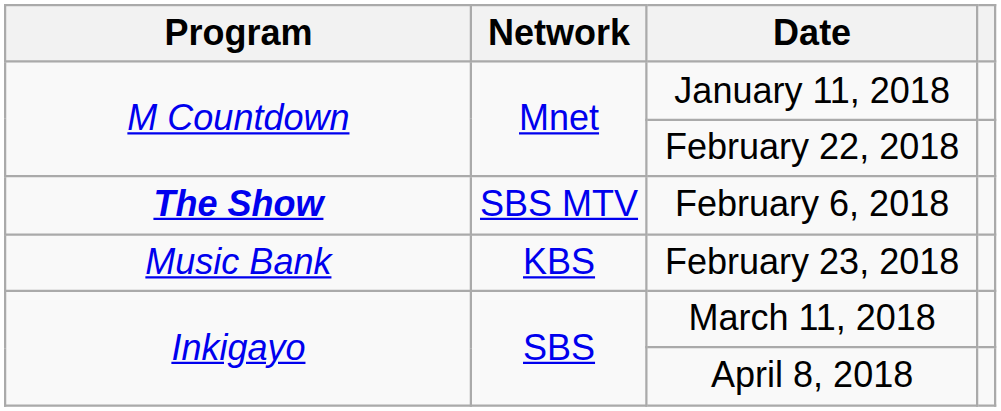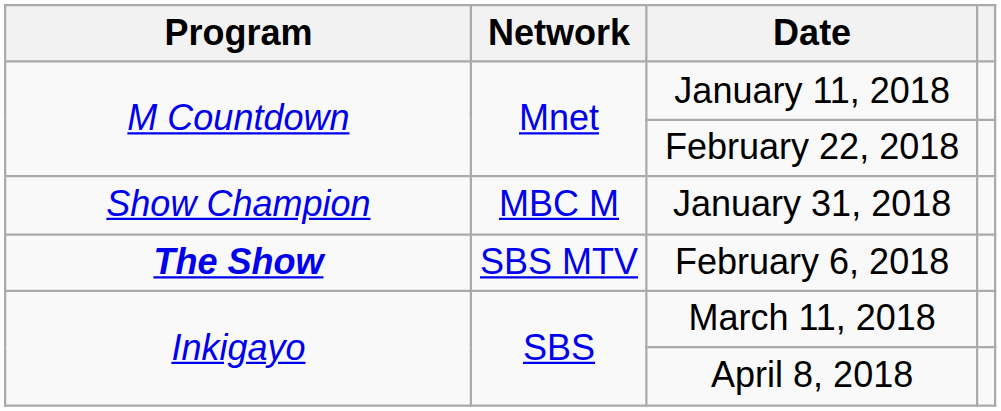+ row: (812, 204)
- row: (812, 261)
